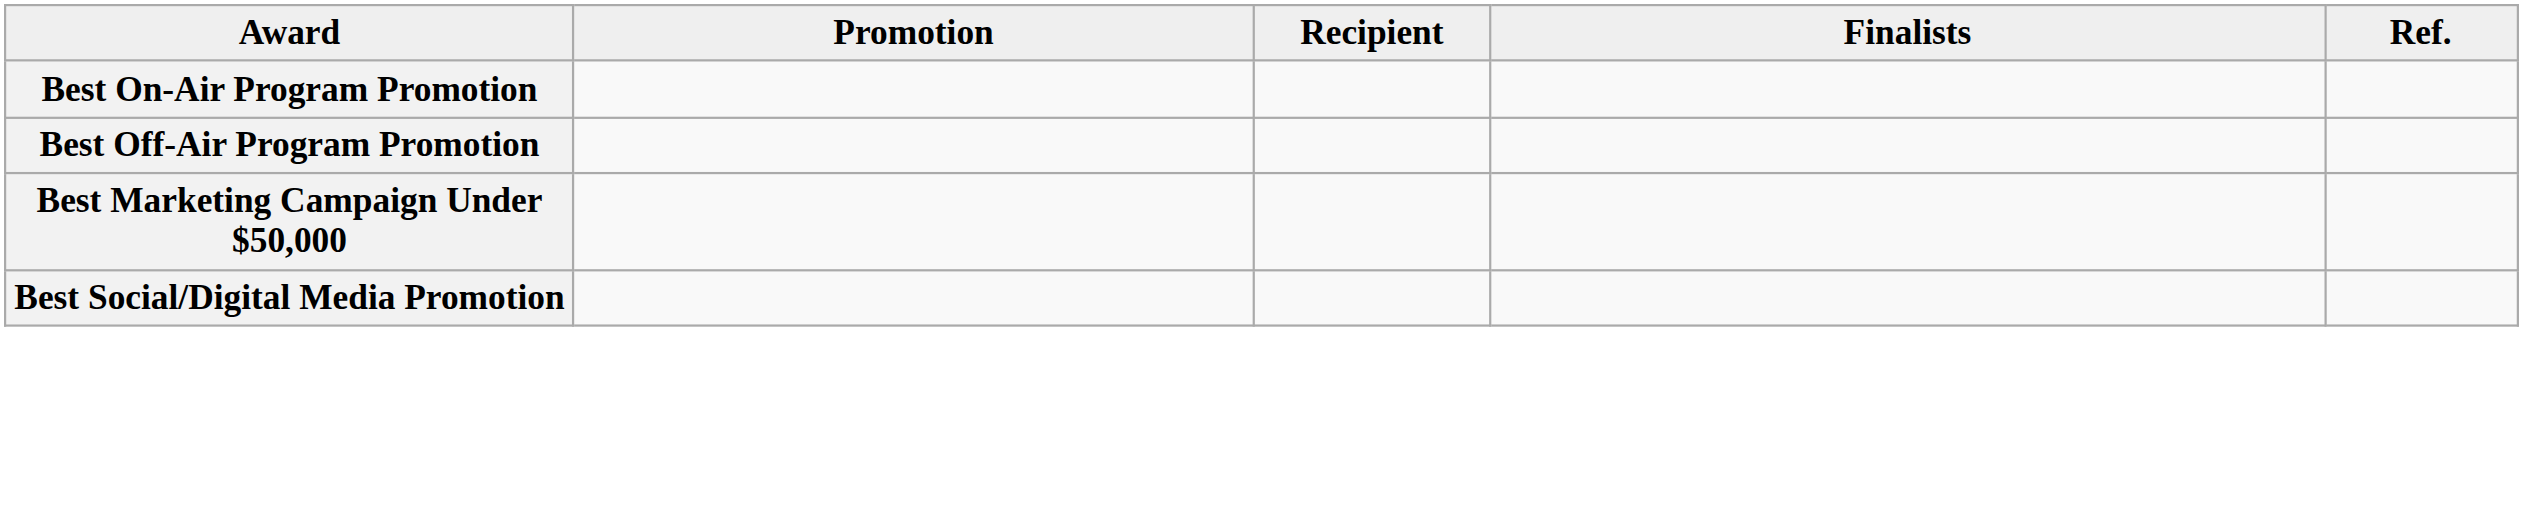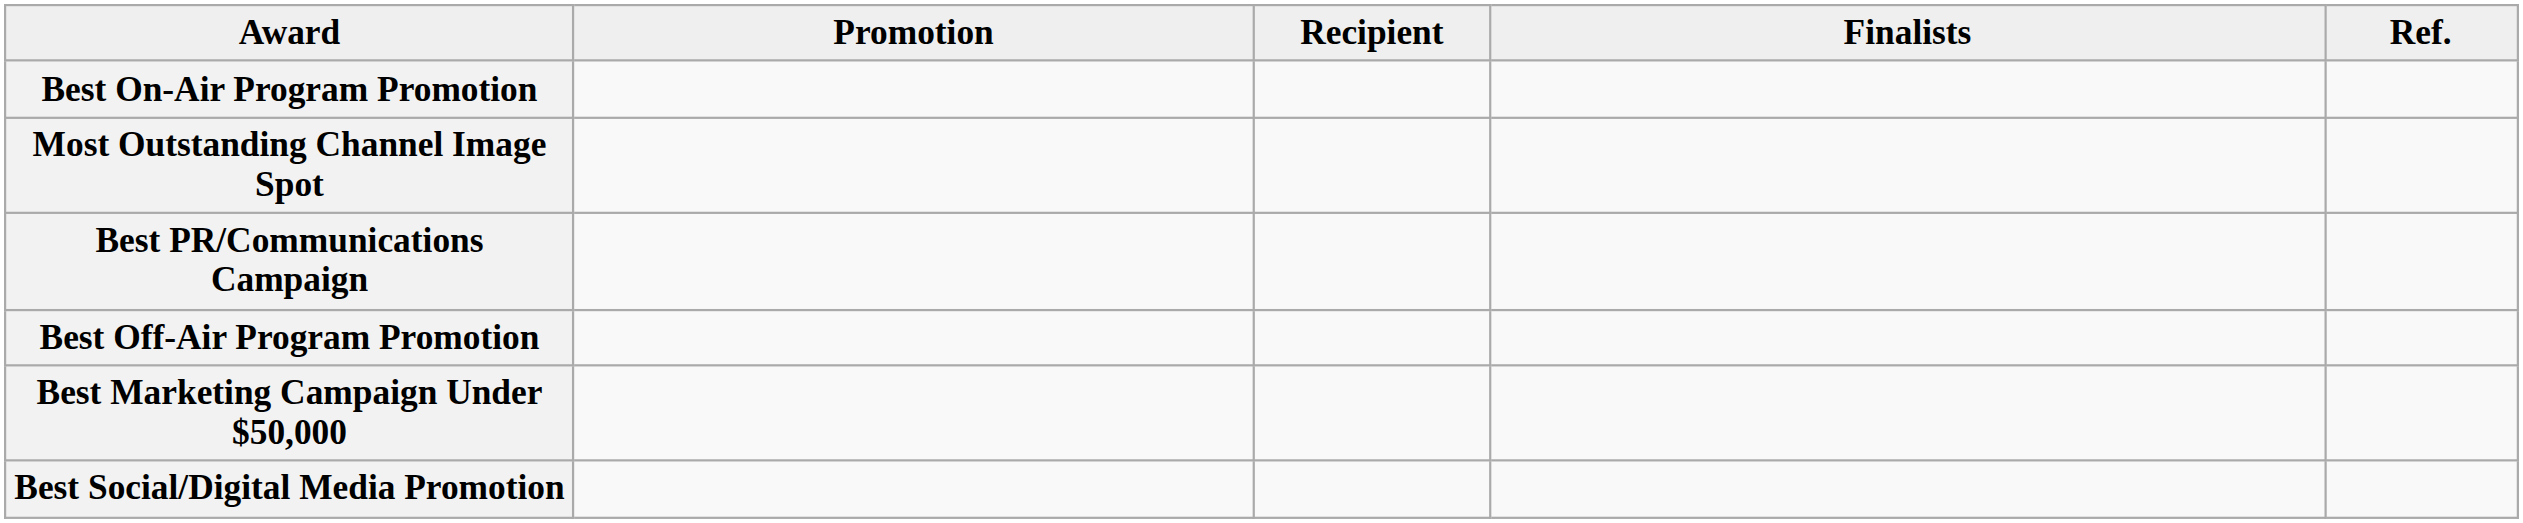+ row: (289, 164)
+ row: (290, 260)
